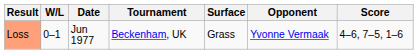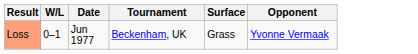- column: (375, 12)
